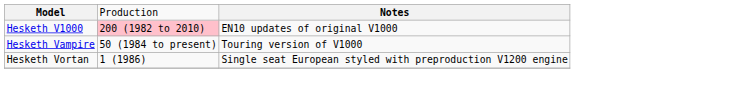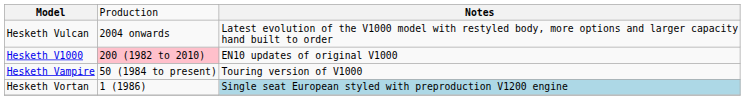+ row: (48, 34)
(395, 60) no background -> (395, 87) lightblue background
